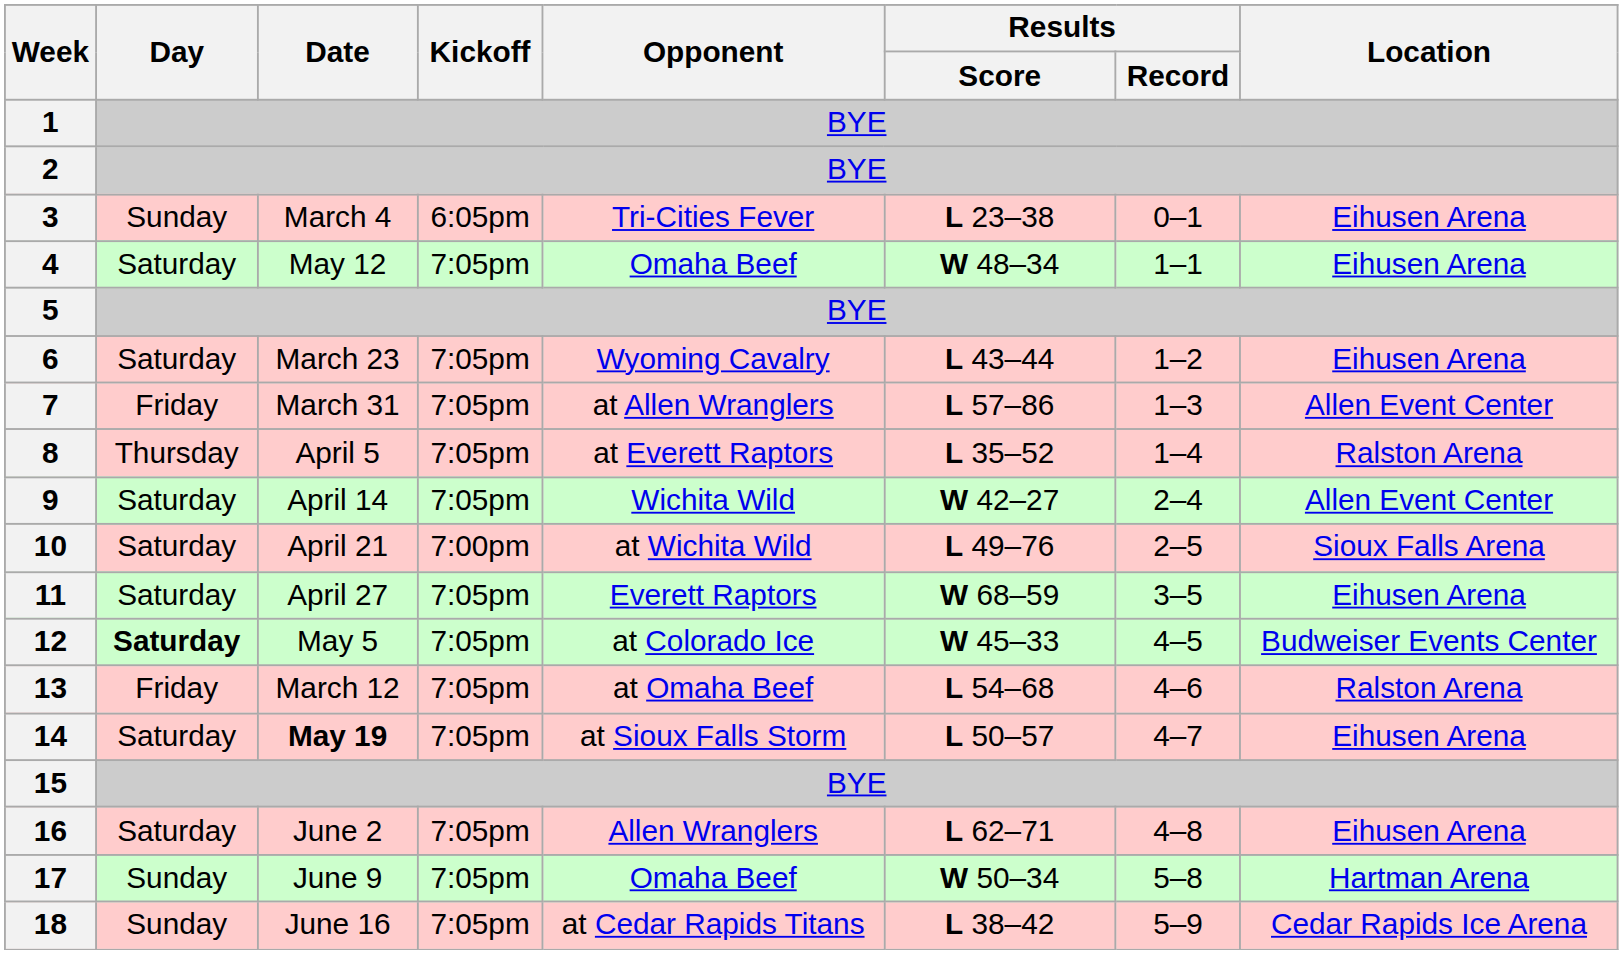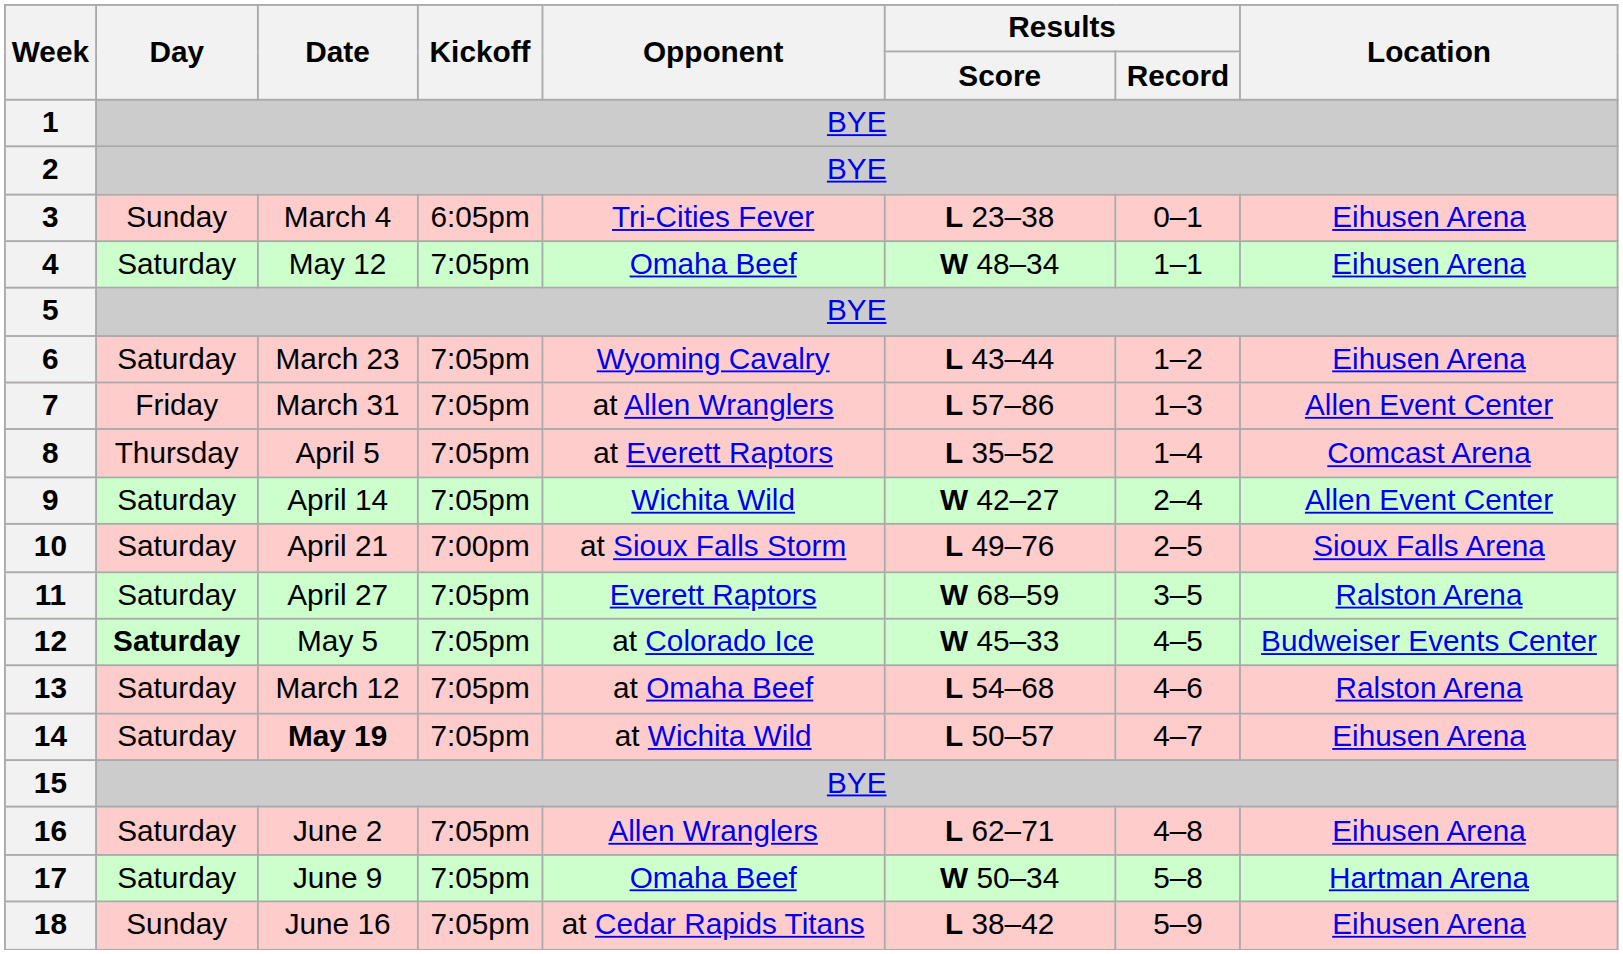(1429, 452) Ralston Arena -> (1429, 452) Comcast Arena
(713, 547) at Wichita Wild -> (713, 547) at Sioux Falls Storm
(1429, 594) Eihusen Arena -> (1429, 594) Ralston Arena
(177, 688) Friday -> (177, 688) Saturday
(713, 736) at Sioux Falls Storm -> (713, 736) at Wichita Wild
(177, 877) Sunday -> (177, 877) Saturday
(1429, 924) Cedar Rapids Ice Arena -> (1429, 924) Eihusen Arena
